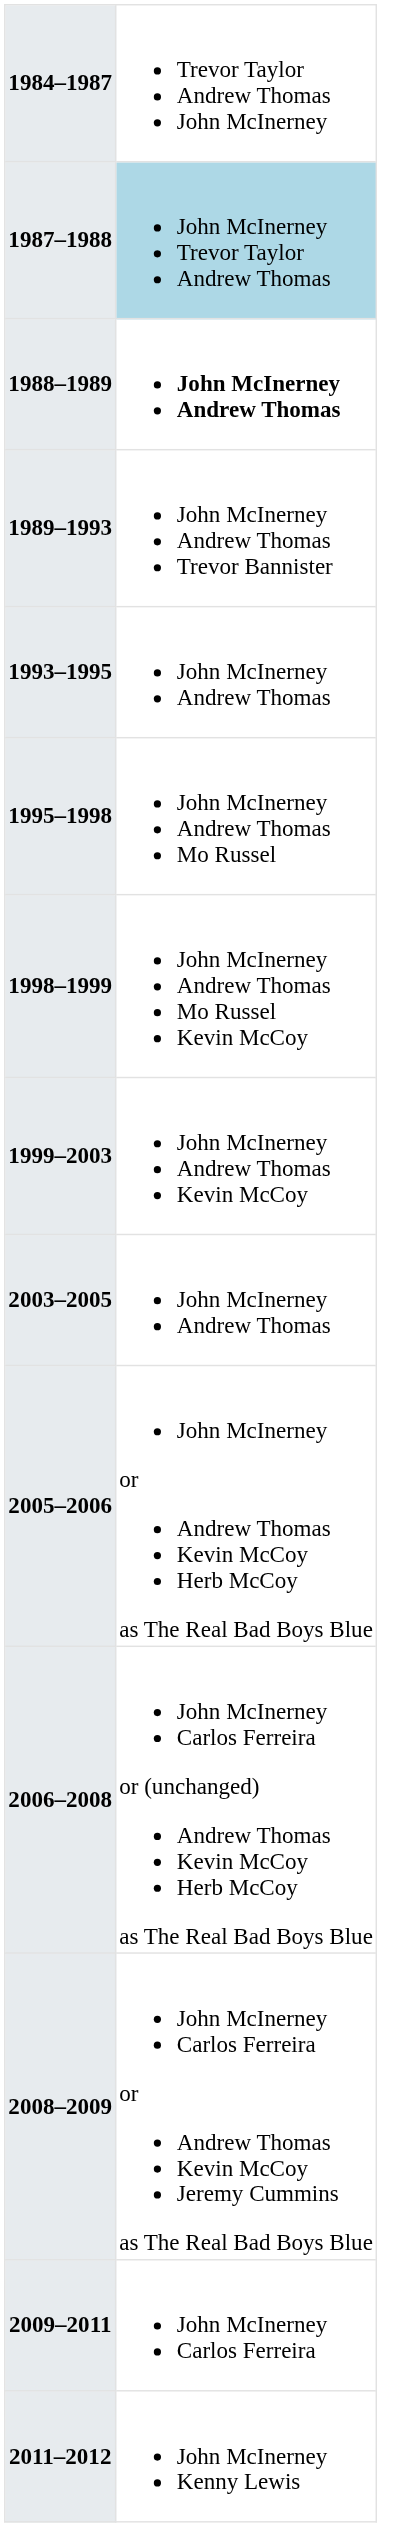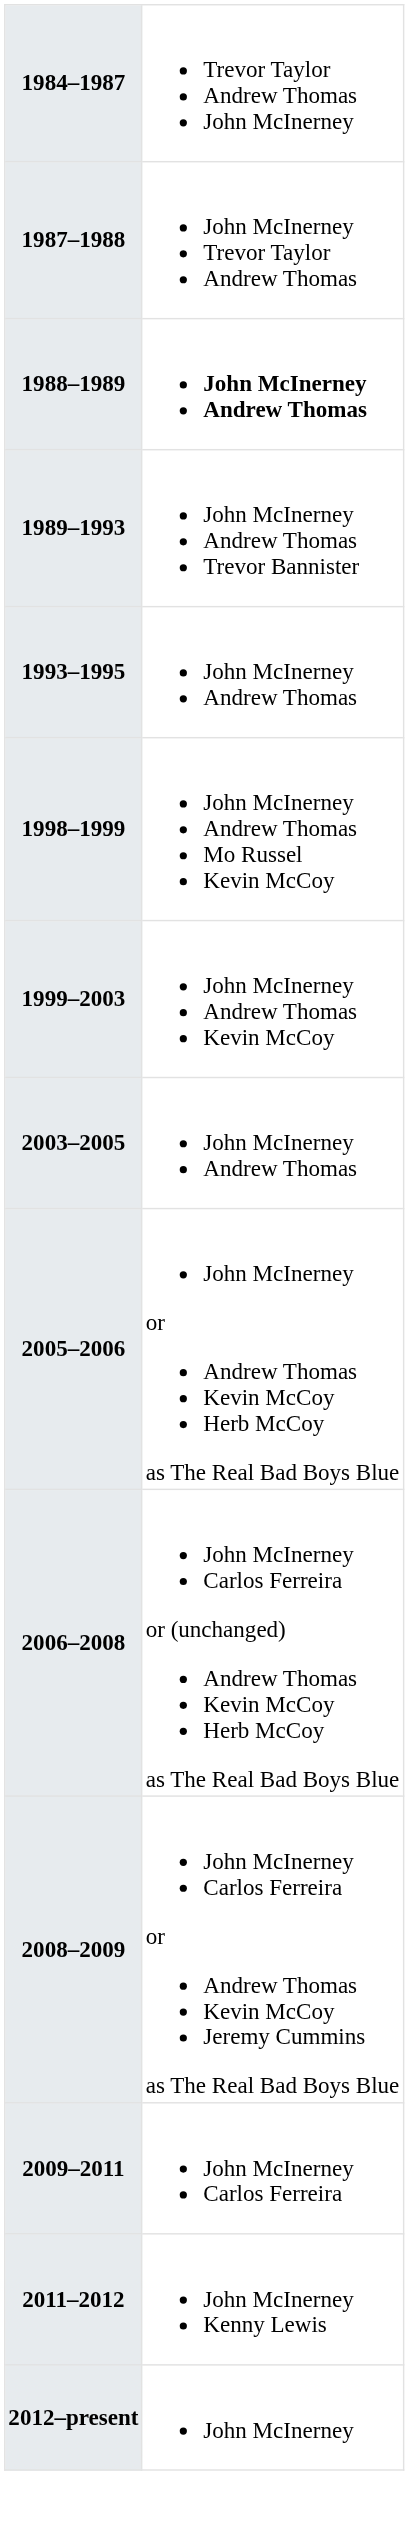(246, 253) lightblue background -> (273, 253) no background
- row: (60, 815)
+ row: (73, 2417)
